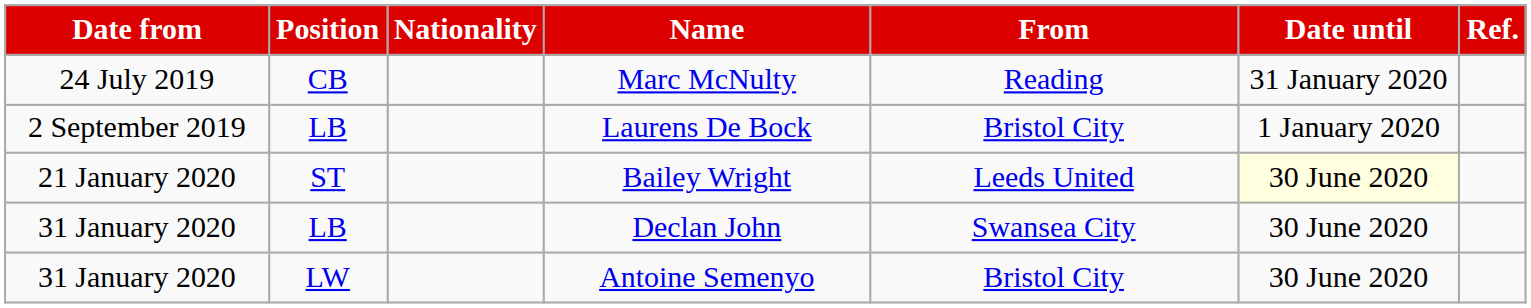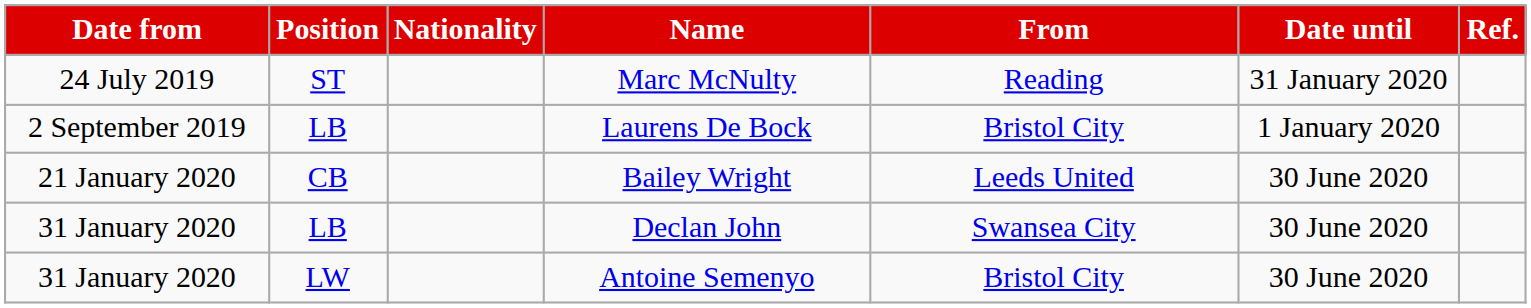(328, 78) CB -> (328, 78) ST
(328, 177) ST -> (328, 177) CB
(1348, 177) lightyellow background -> (1348, 177) no background
